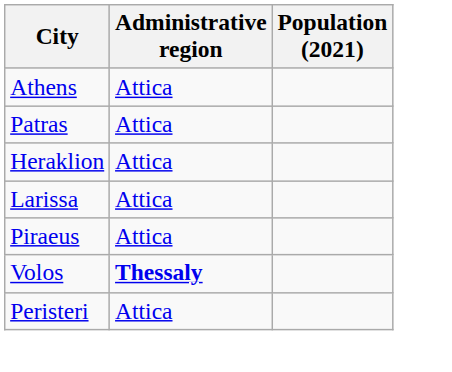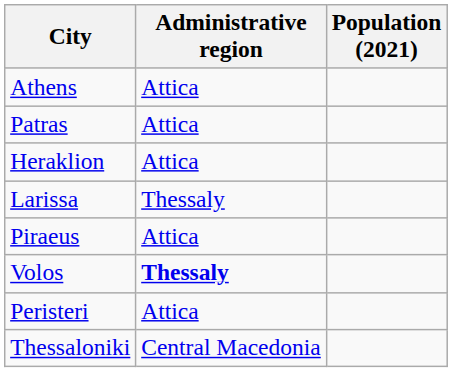(144, 198) Attica -> (183, 198) Thessaly
+ row: (70, 348)
